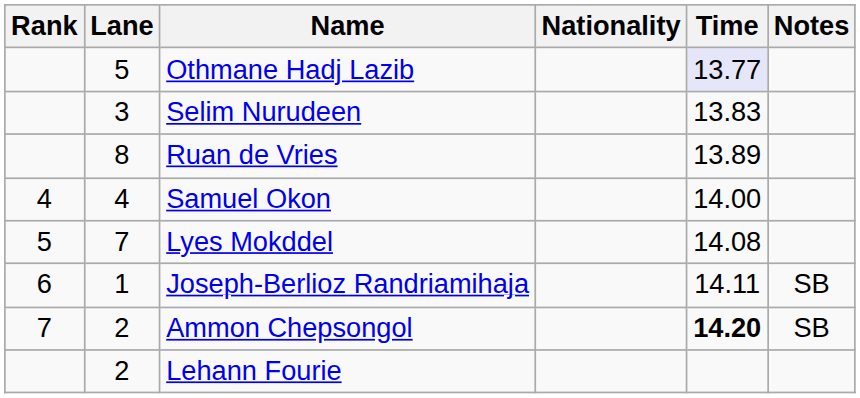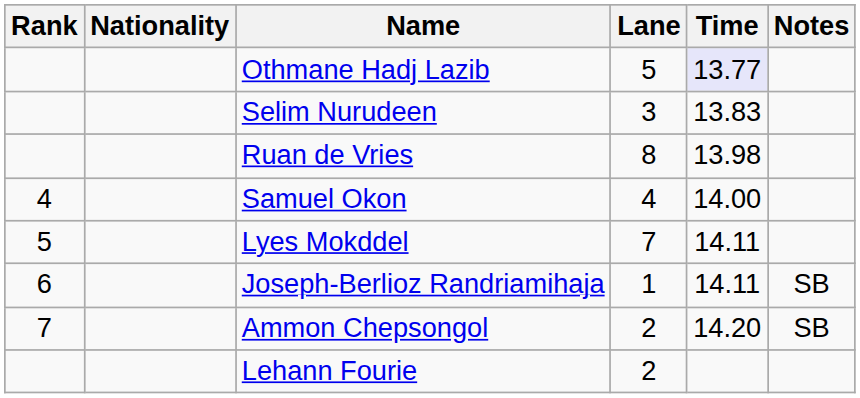columns swapped: (122, 26) <-> (611, 26)
(727, 155) 13.89 -> (727, 155) 13.98
(727, 241) 14.08 -> (727, 241) 14.11
(727, 328) bold -> (727, 328) normal
